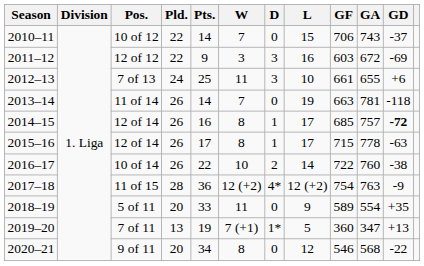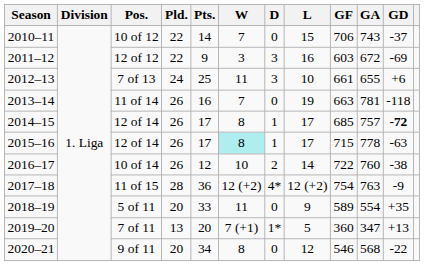(205, 100) 14 -> (205, 100) 16
(205, 121) 16 -> (205, 121) 17
(241, 143) no background -> (241, 143) paleturquoise background
(205, 164) 22 -> (205, 164) 12
(205, 228) 19 -> (205, 228) 20
